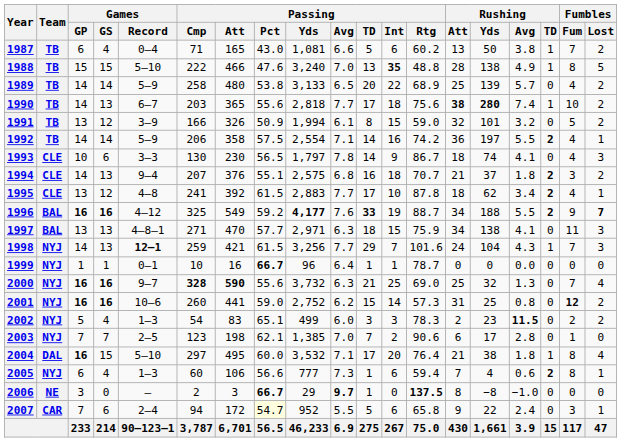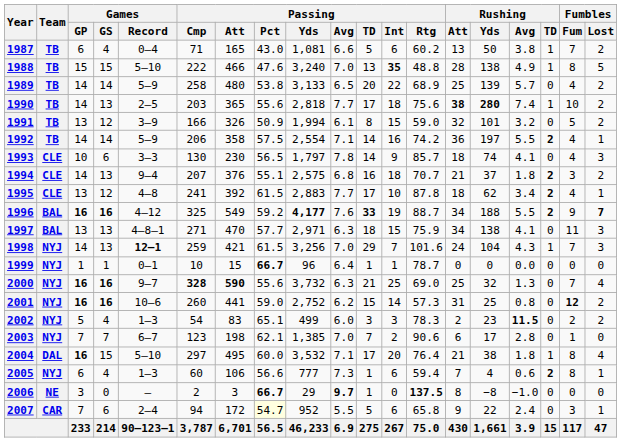(148, 103) 6–7 -> (148, 103) 2–5
(426, 158) 86.7 -> (426, 158) 85.7
(344, 248) 7.7 -> (344, 248) 7.0
(235, 266) 16 -> (235, 266) 15
(148, 338) 2–5 -> (148, 338) 6–7
